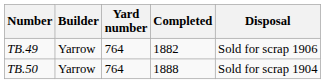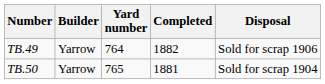(114, 68) 764 -> (114, 68) 765
(166, 68) 1888 -> (166, 68) 1881
